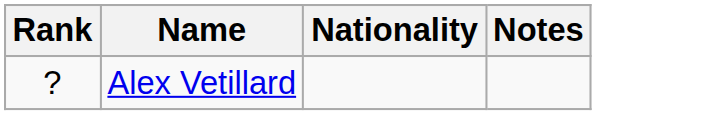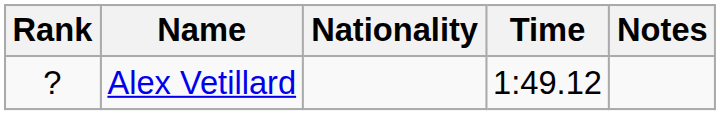+ column: (548, 30)
